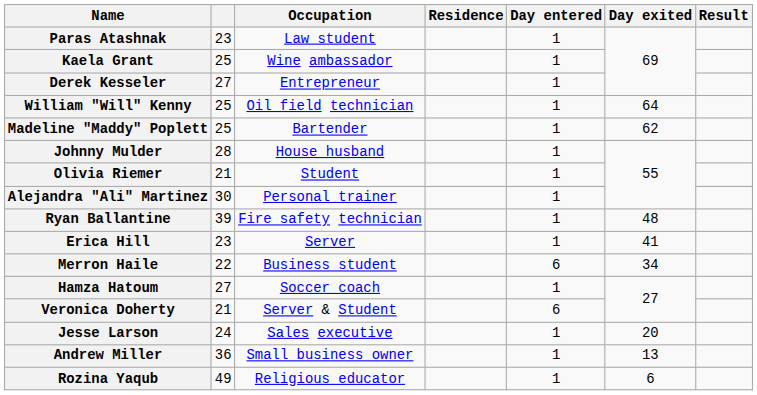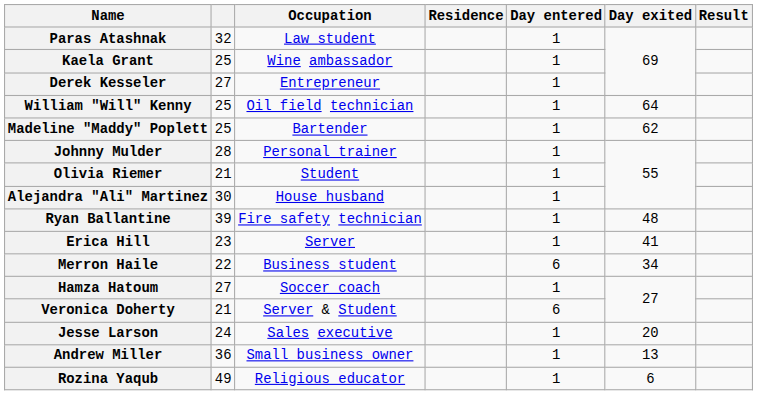(223, 39) 23 -> (223, 39) 32
(330, 152) House husband -> (330, 152) Personal trainer
(330, 197) Personal trainer -> (330, 197) House husband
